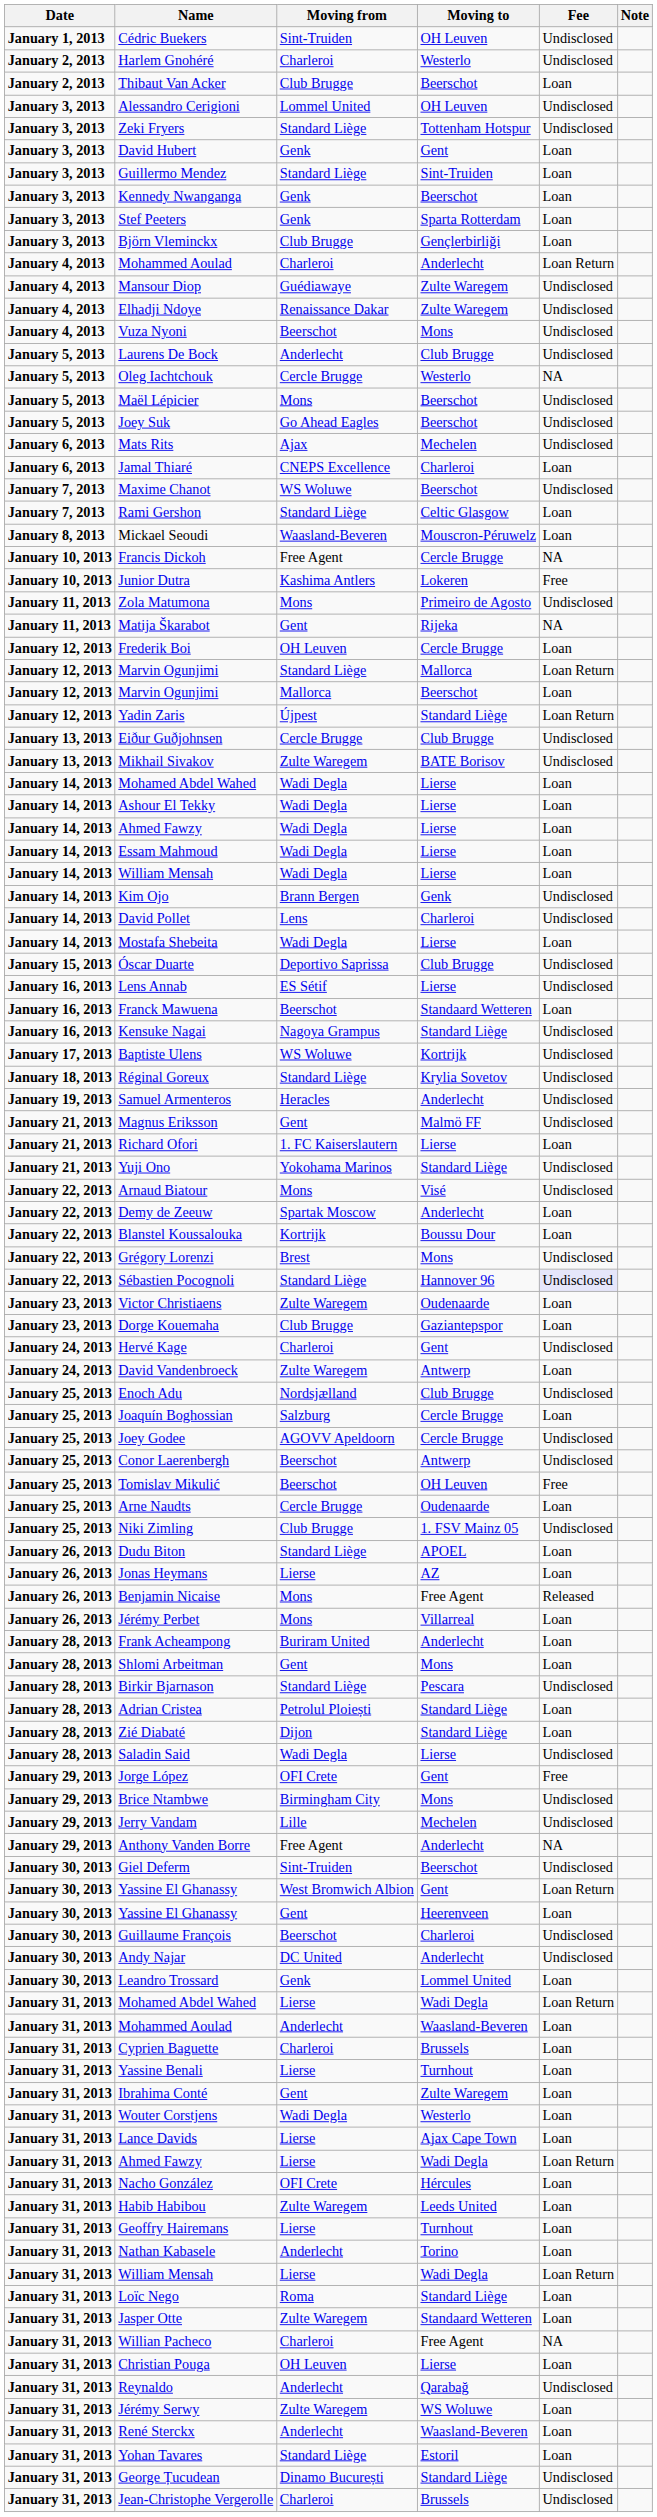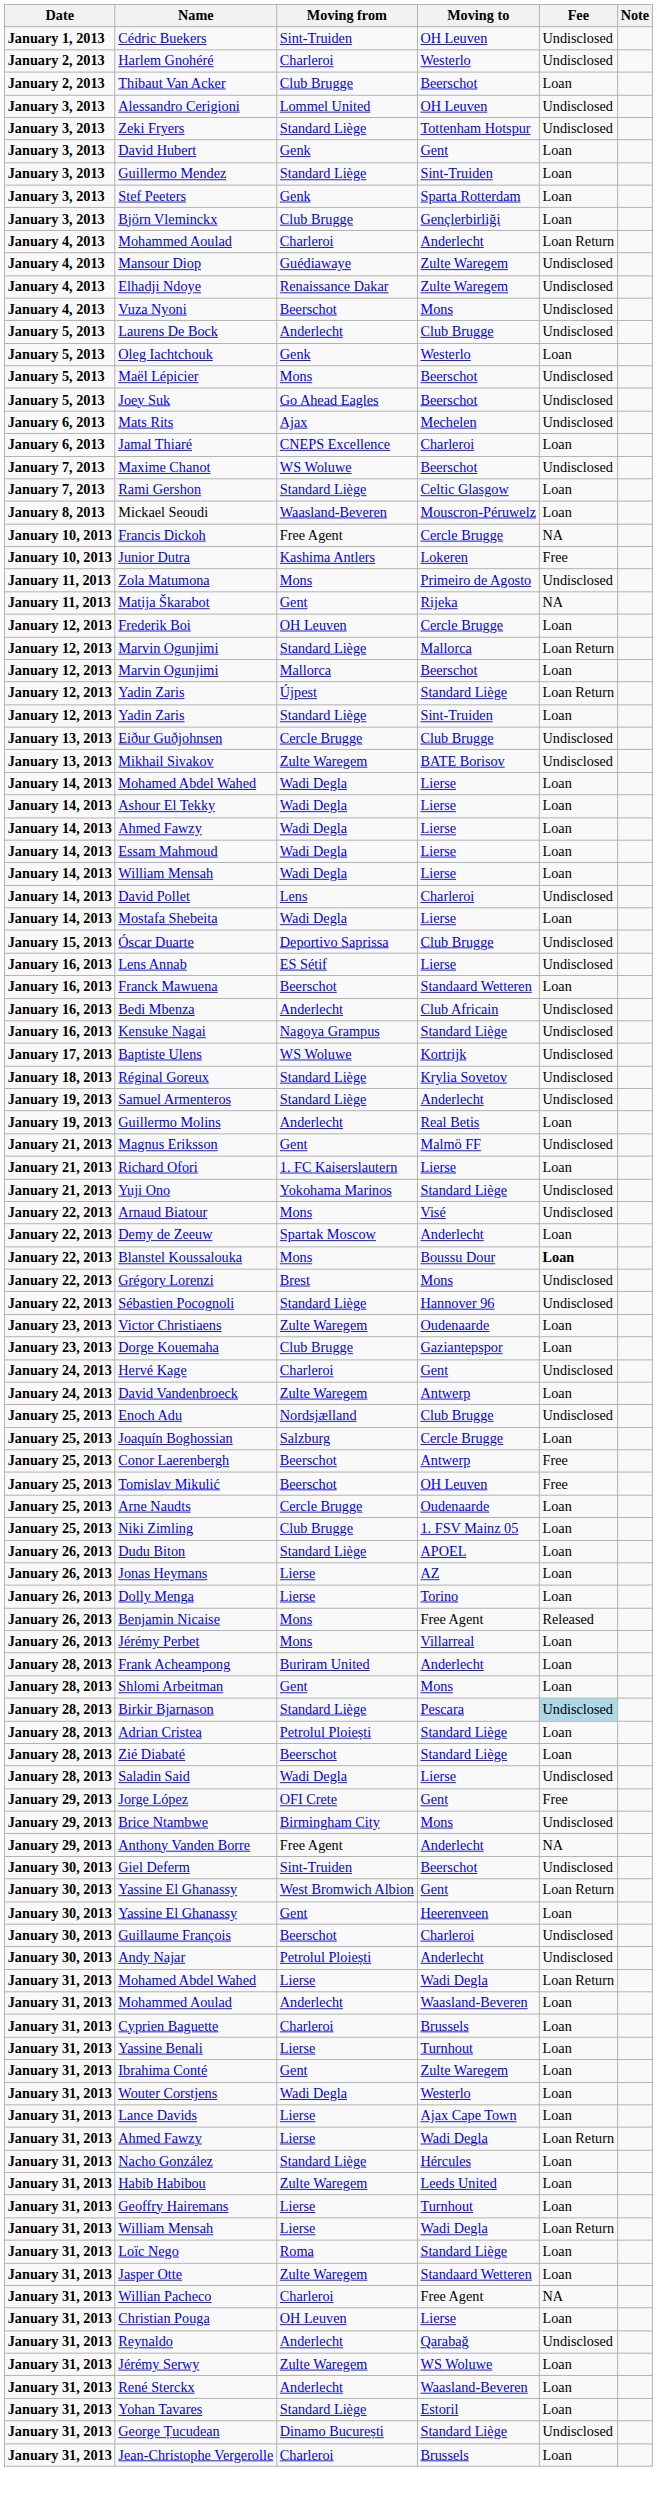- row: (180, 196)
(321, 377) Cercle Brugge -> (295, 354) Genk
(553, 377) NA -> (557, 354) Loan
+ row: (151, 715)
- row: (143, 896)
+ row: (156, 1009)
(305, 1099) Heracles -> (323, 1099) Standard Liège
+ row: (170, 1122)
(303, 1235) Kortrijk -> (296, 1257) Mons
(557, 1235) normal -> (558, 1257) bold
(578, 1280) lavender background -> (578, 1303) no background
- row: (152, 1438)
(578, 1461) Undisclosed -> (555, 1461) Free
(578, 1528) Undisclosed -> (557, 1528) Loan
+ row: (156, 1596)
(578, 1686) no background -> (578, 1709) lightblue background
(296, 1732) Dijon -> (308, 1754) Beerschot
- row: (158, 1822)
(311, 1957) DC United -> (325, 1957) Petrolul Ploiești
- row: (168, 1980)
(308, 2183) OFI Crete -> (323, 2161) Standard Liège
- row: (167, 2251)
(578, 2500) Undisclosed -> (557, 2454) Loan
